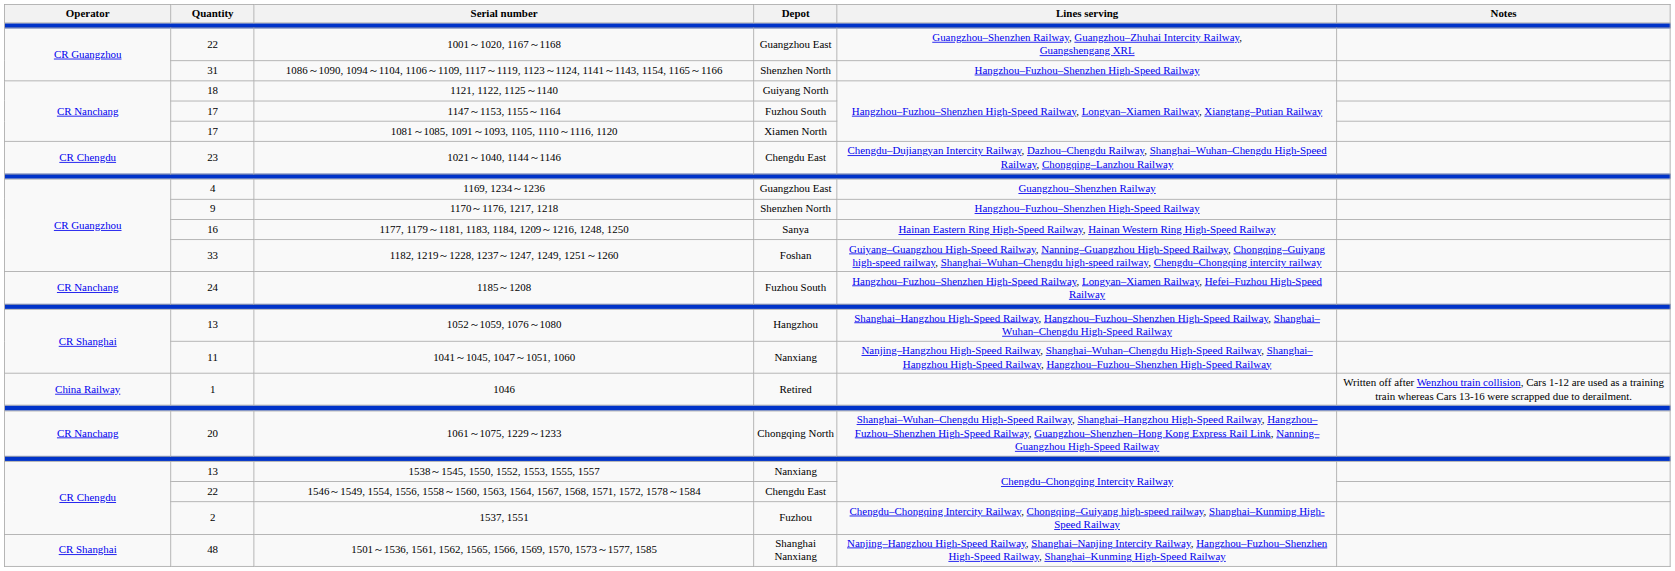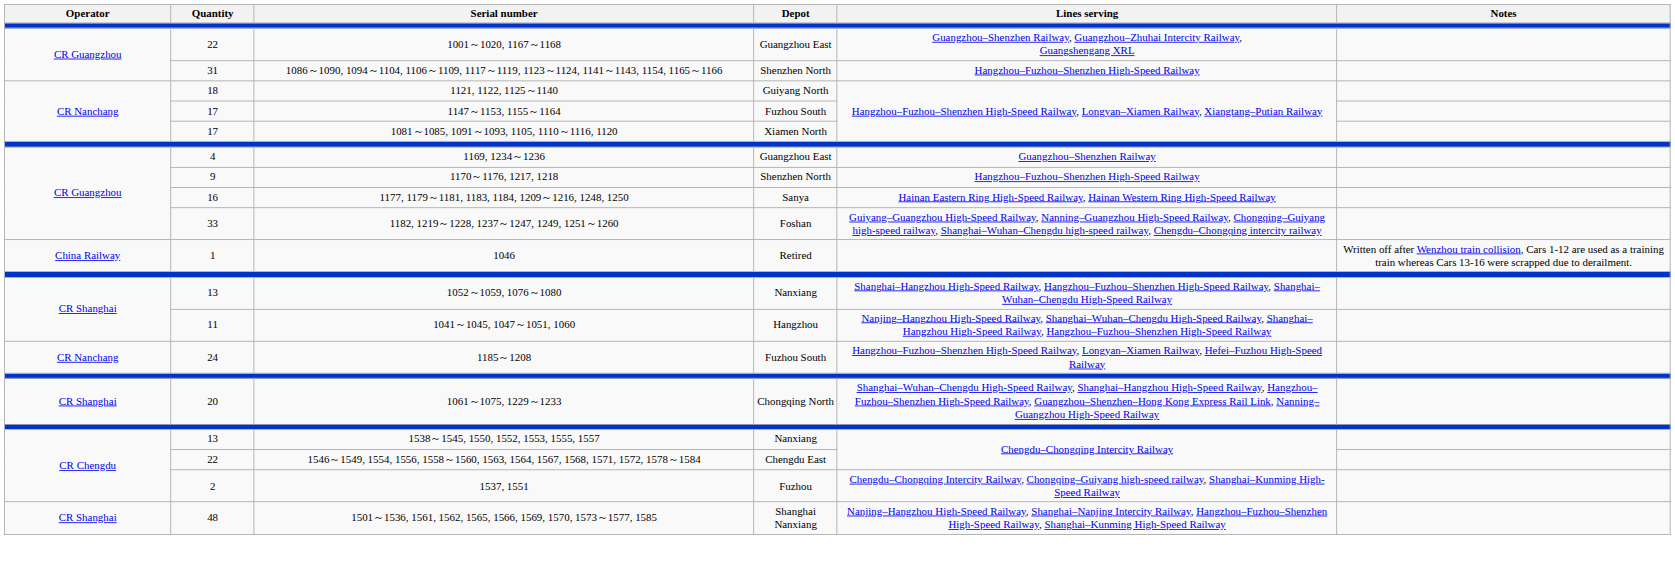- row: (213, 157)
rows swapped: (213, 288) <-> (213, 389)
(796, 325) Hangzhou -> (796, 293) Nanxiang
(796, 357) Nanxiang -> (796, 325) Hangzhou
(88, 433) CR Nanchang -> (88, 401) CR Shanghai
